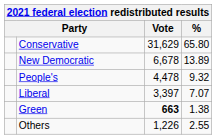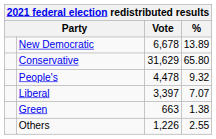rows swapped: (49, 45) <-> (56, 61)
(170, 110) bold -> (170, 110) normal
